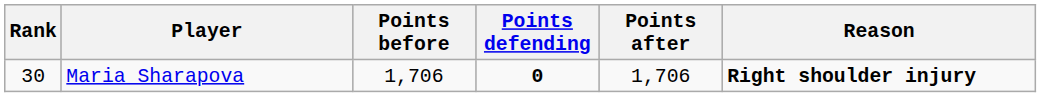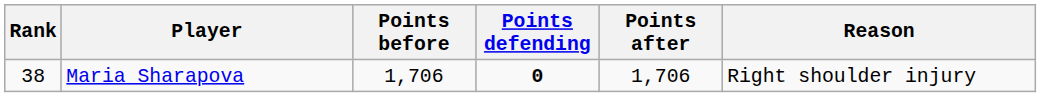(33, 76) 30 -> (33, 76) 38
(852, 76) bold -> (852, 76) normal
